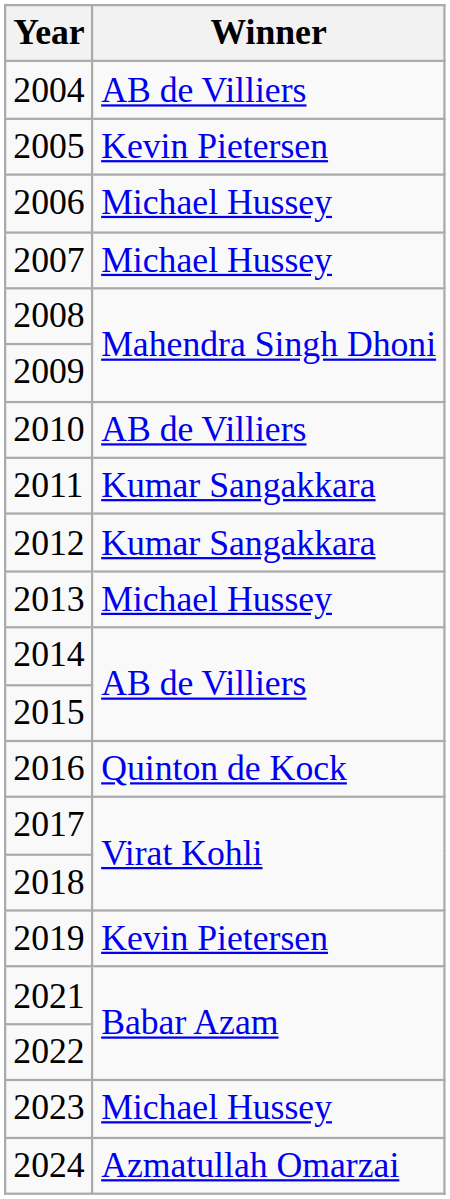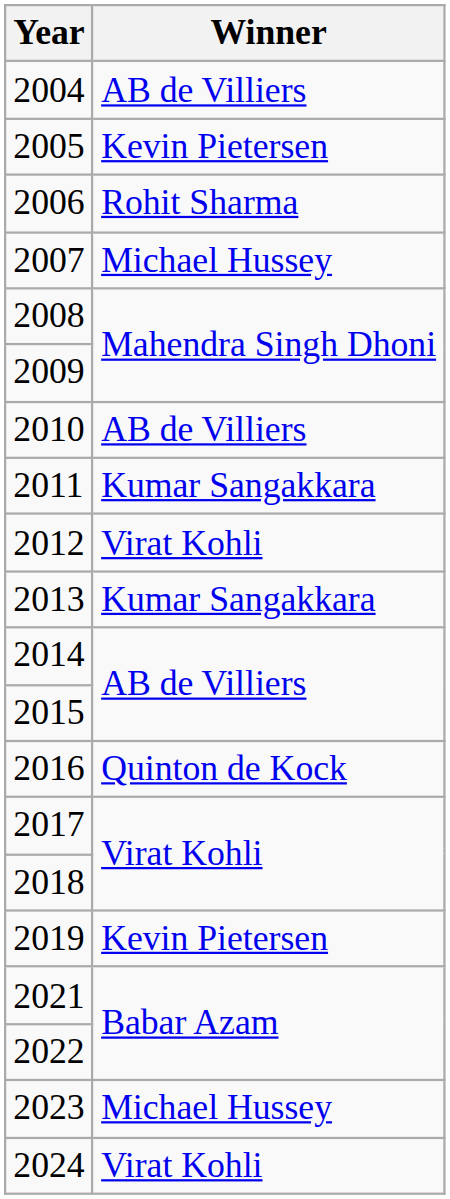(217, 202) Michael Hussey -> (200, 202) Rohit Sharma
(238, 542) Kumar Sangakkara -> (182, 542) Virat Kohli
(217, 598) Michael Hussey -> (238, 598) Kumar Sangakkara
(250, 1164) Azmatullah Omarzai -> (182, 1164) Virat Kohli
